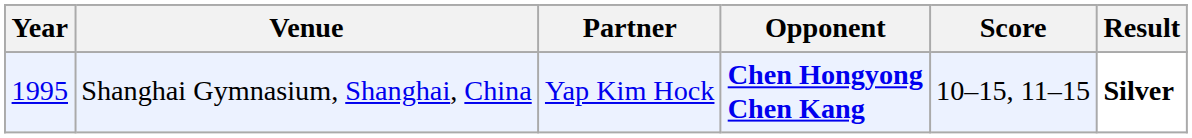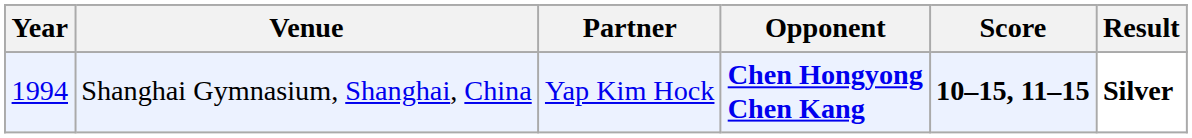(40, 91) 1995 -> (40, 91) 1994
(1013, 91) normal -> (1013, 91) bold
